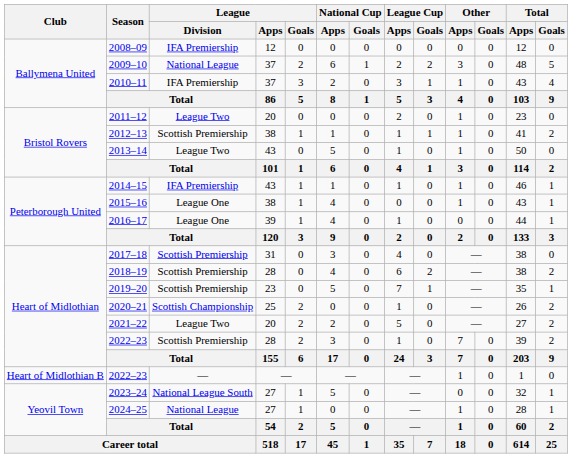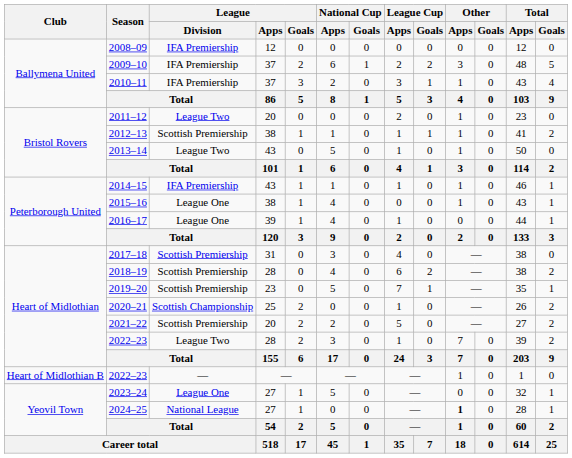(203, 64) National League -> (203, 64) IFA Premiership
(203, 323) League Two -> (203, 323) Scottish Premiership
(203, 340) Scottish Premiership -> (203, 340) League Two
(203, 392) National League South -> (203, 392) League One
(460, 409) normal -> (460, 409) bold
